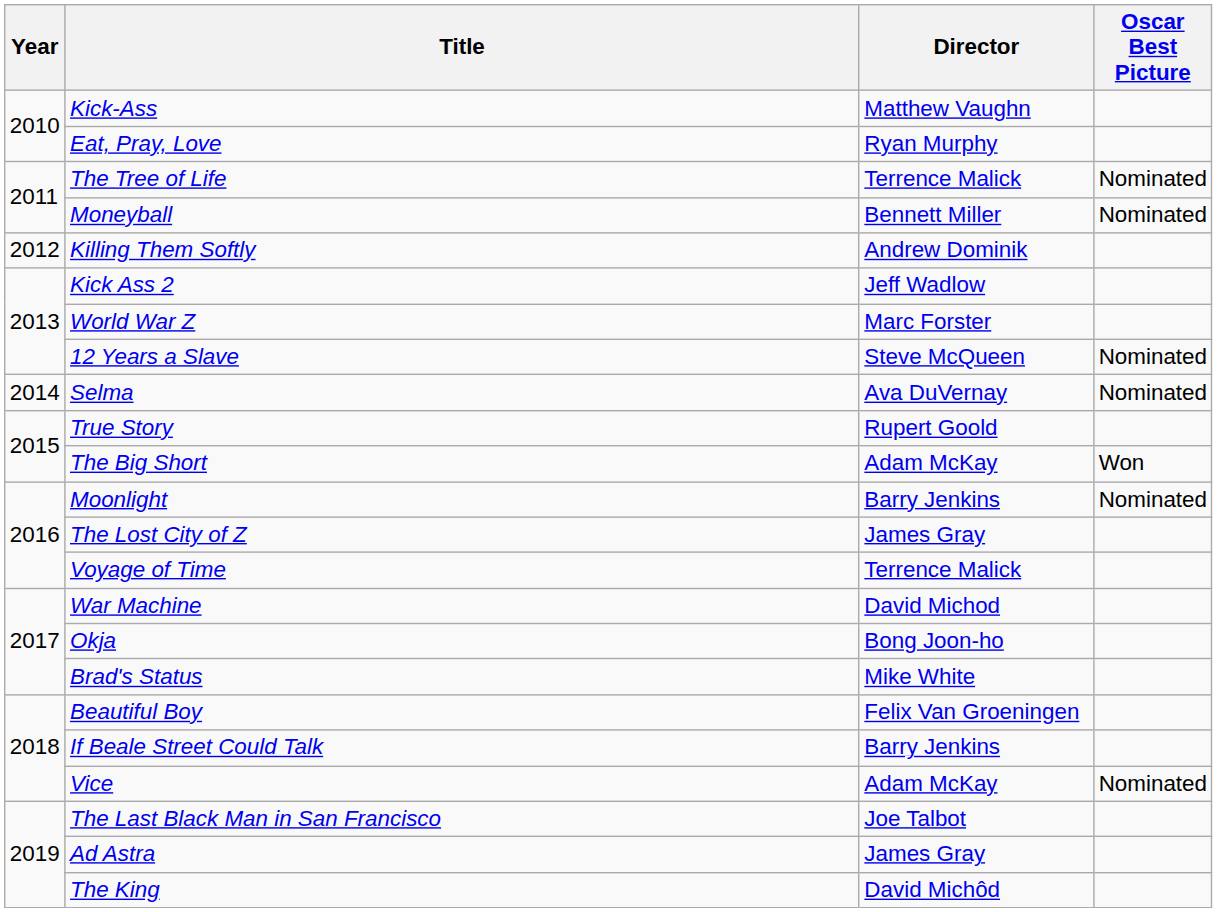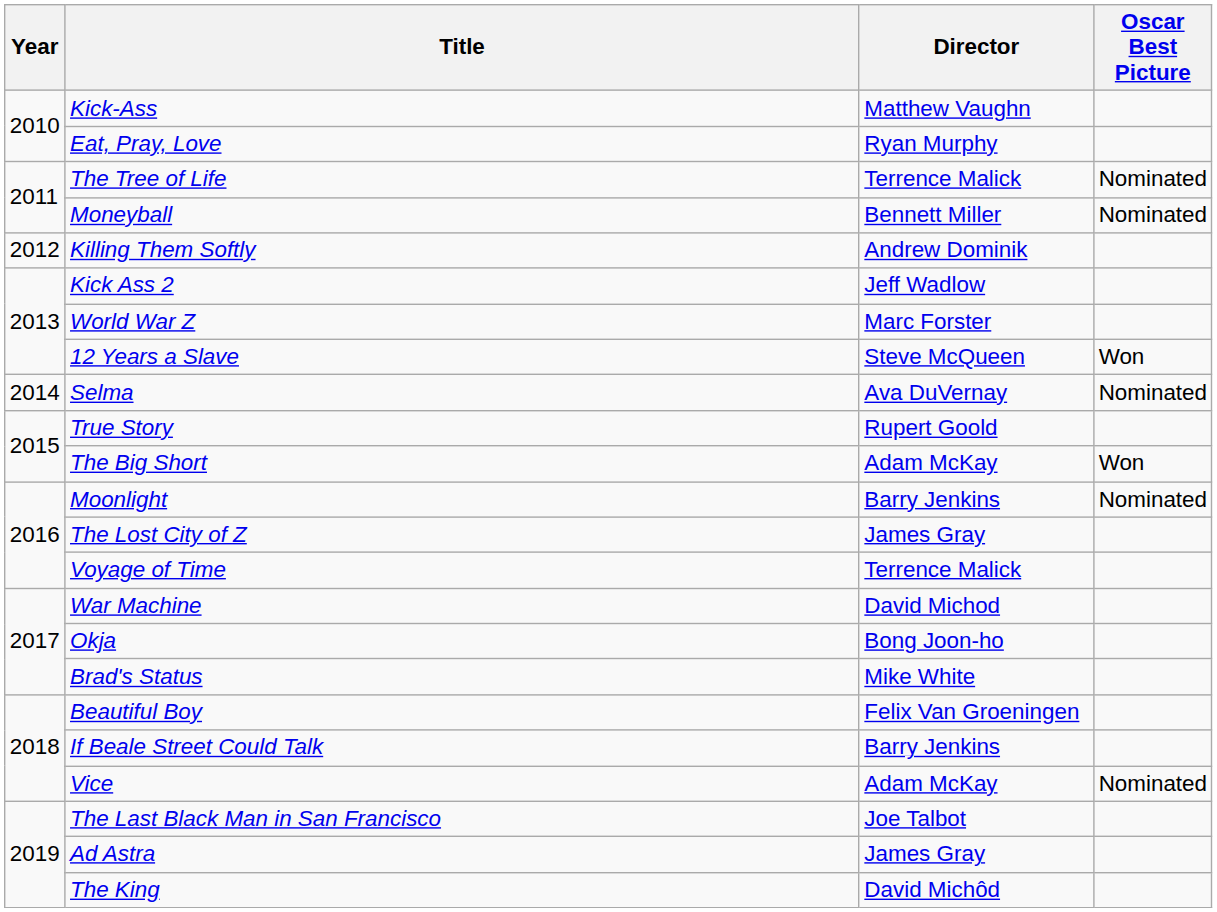(1153, 356) Nominated -> (1121, 356) Won
